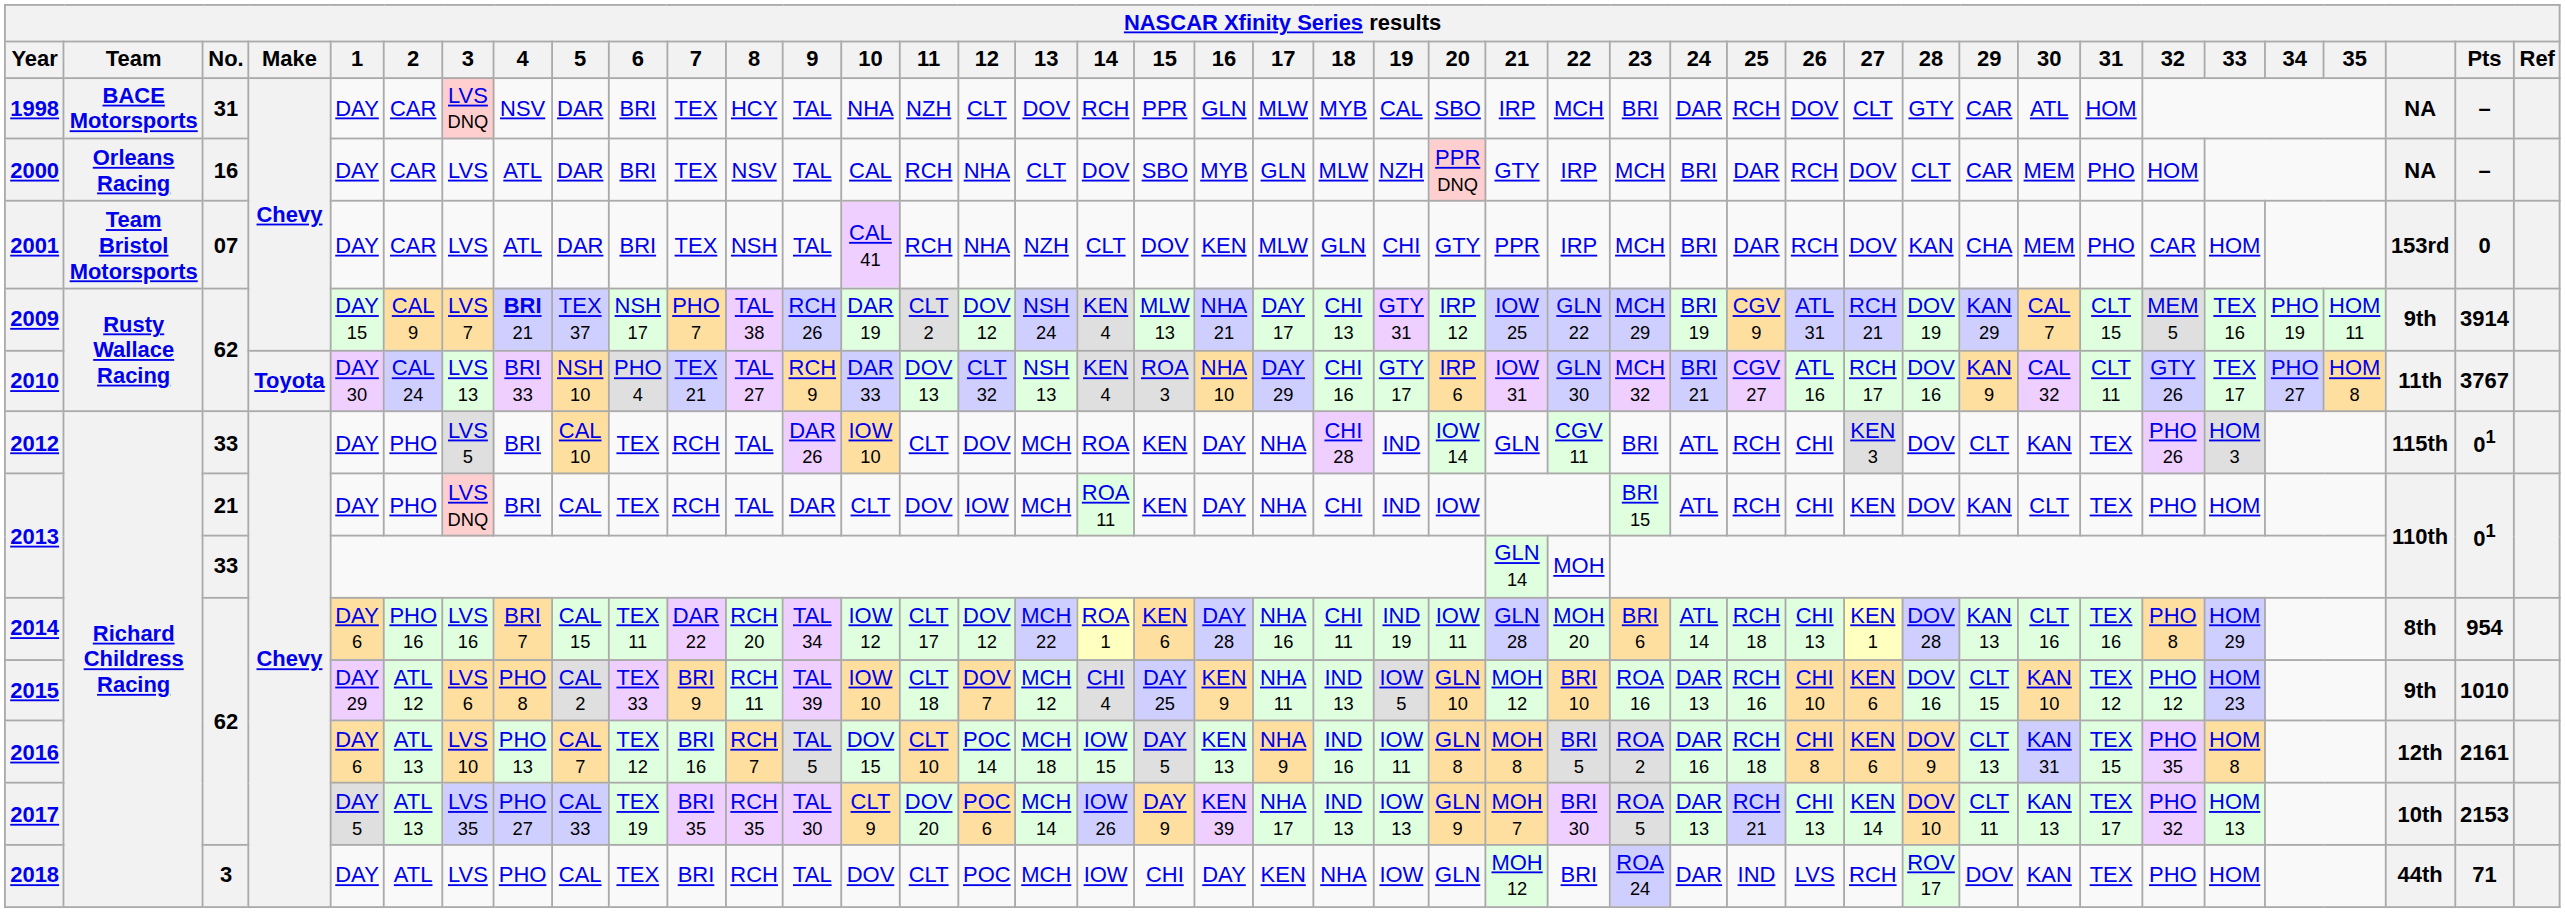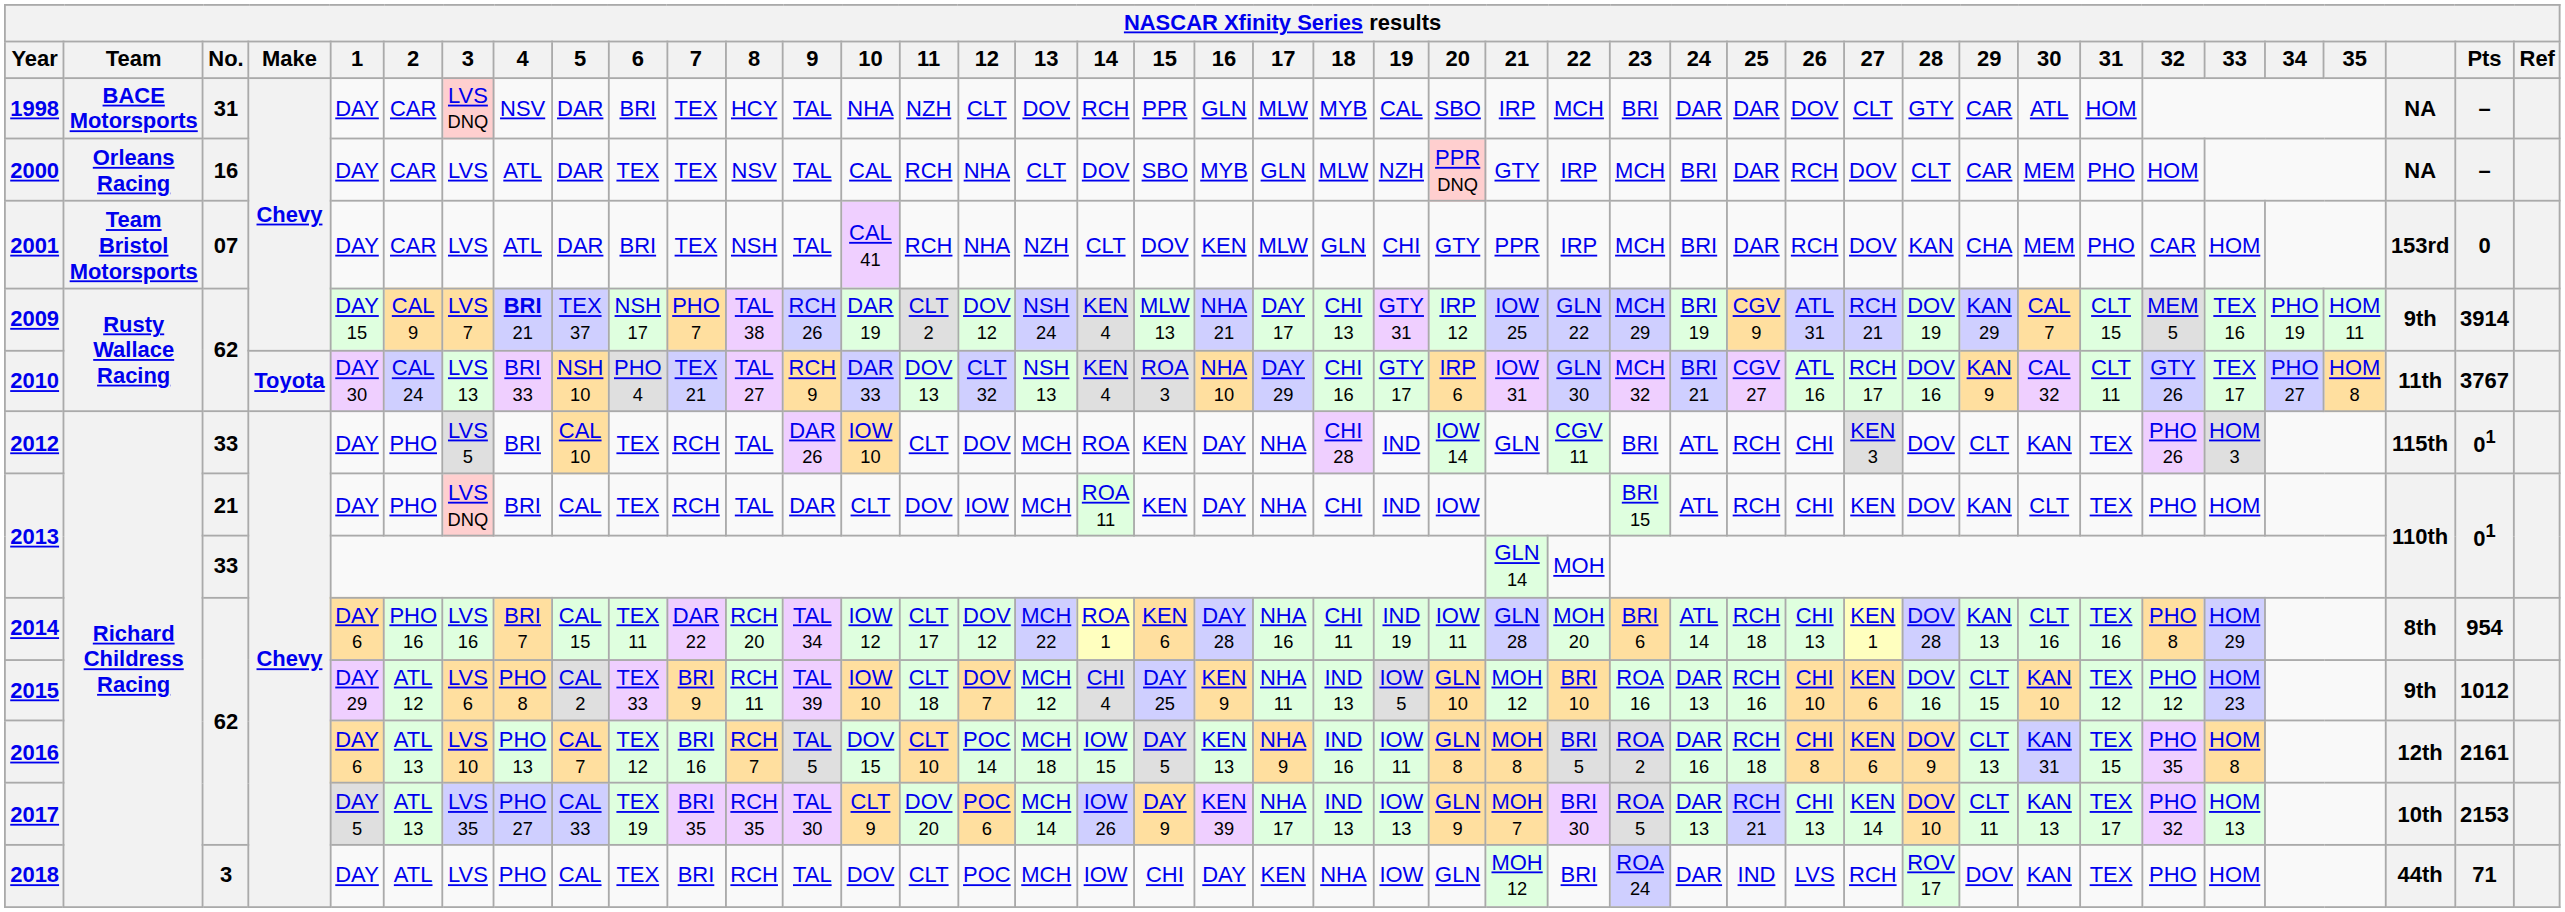(1756, 108) RCH -> (1756, 108) DAR
(638, 170) BRI -> (638, 170) TEX
(2485, 690) 1010 -> (2485, 690) 1012
